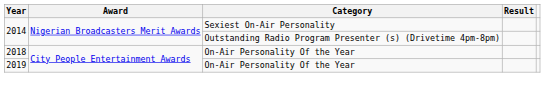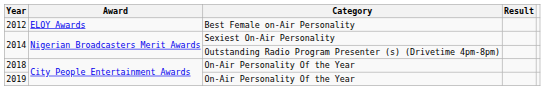+ row: (16, 25)
